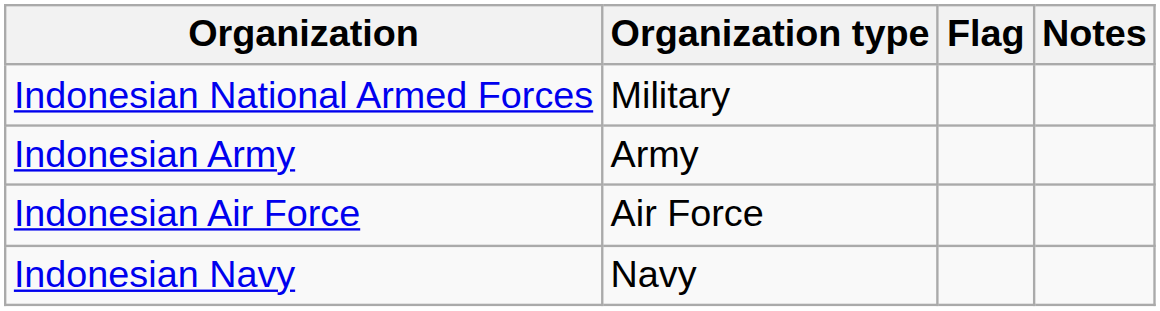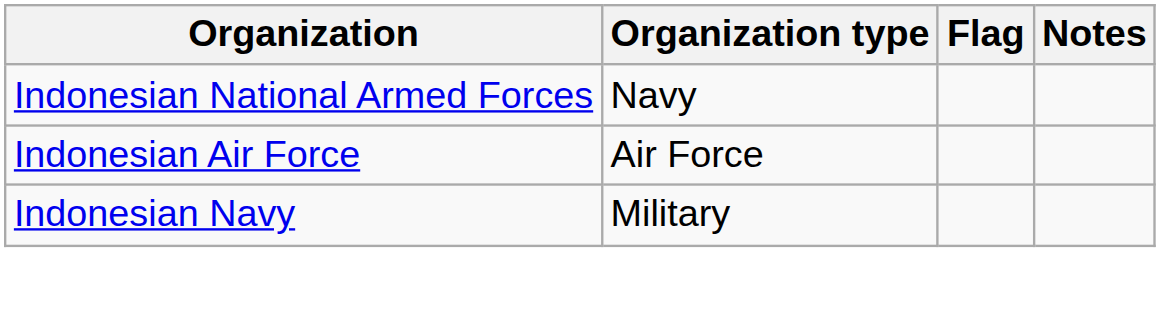(670, 94) Military -> (654, 94) Navy
- row: (155, 154)
(654, 273) Navy -> (670, 214) Military
